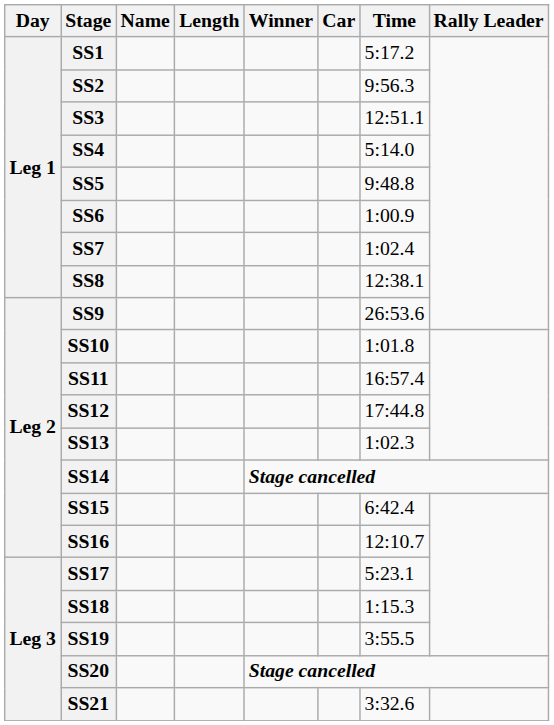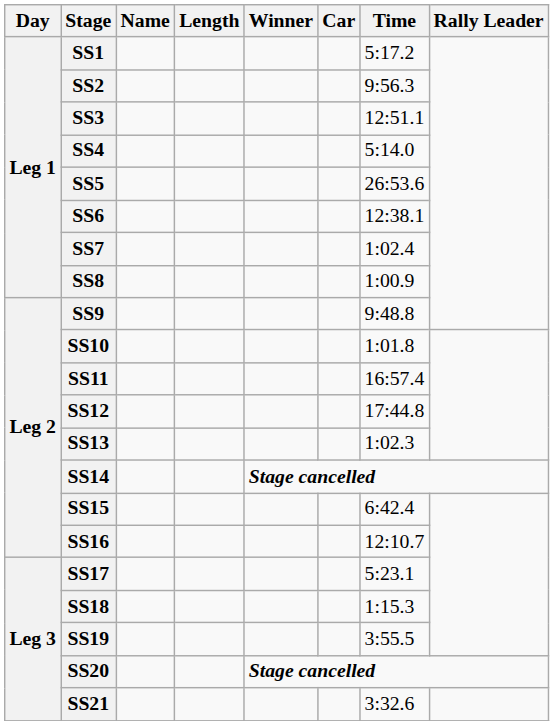(389, 183) 9:48.8 -> (394, 183) 26:53.6
(389, 215) 1:00.9 -> (394, 215) 12:38.1
(394, 280) 12:38.1 -> (389, 280) 1:00.9
(394, 313) 26:53.6 -> (389, 313) 9:48.8
